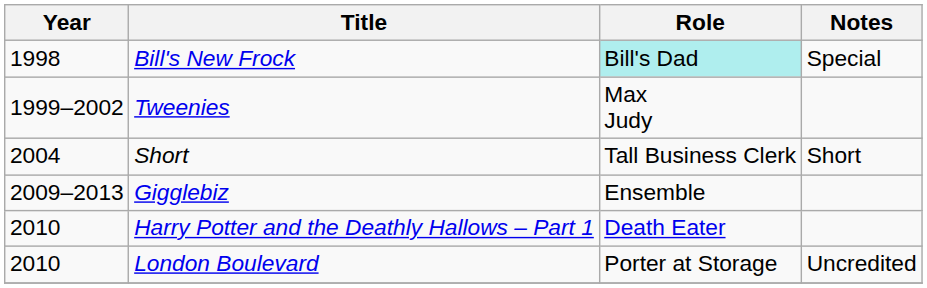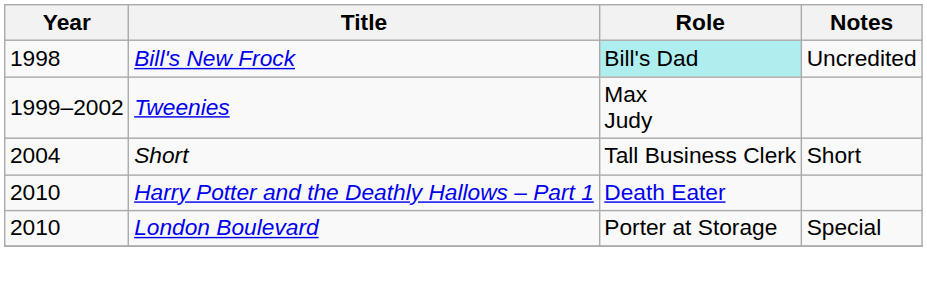(844, 58) Special -> (862, 58) Uncredited
- row: (182, 192)
(862, 264) Uncredited -> (844, 228) Special
